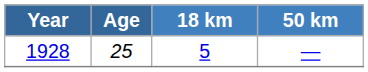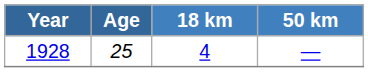(205, 51) 5 -> (205, 51) 4
